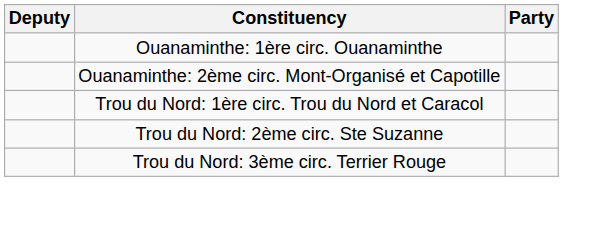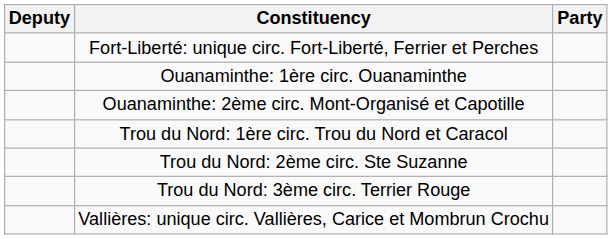+ row: (314, 47)
+ row: (314, 219)
